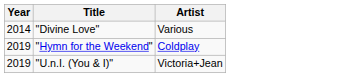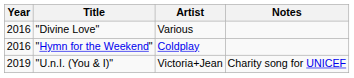+ column: (287, 13)
(19, 30) 2014 -> (19, 30) 2016
(19, 47) 2019 -> (19, 47) 2016
